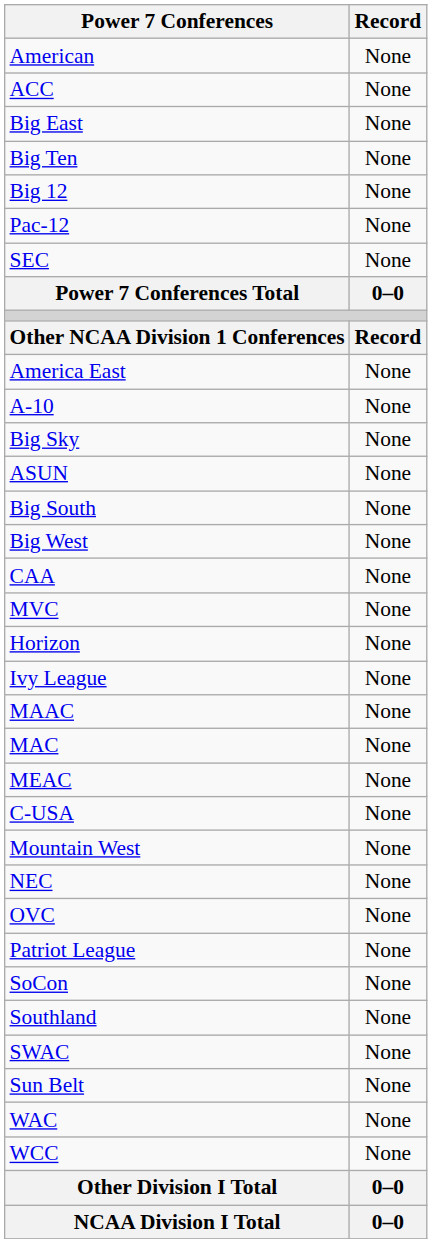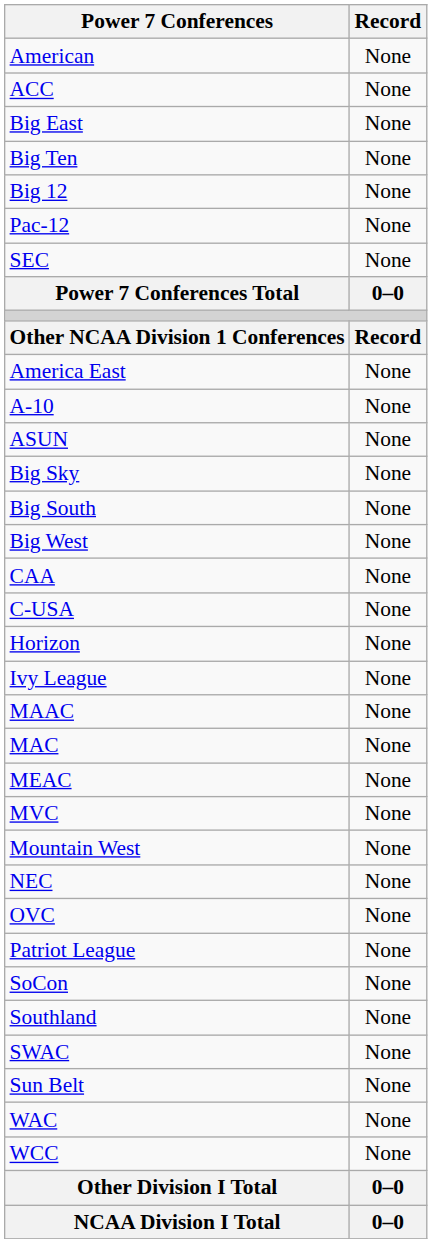rows swapped: (39, 473) <-> (44, 439)
rows swapped: (42, 813) <-> (34, 609)
